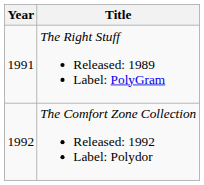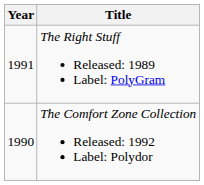(21, 141) 1992 -> (21, 141) 1990
